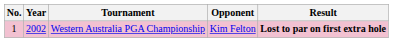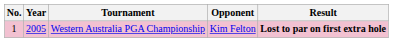(36, 29) 2002 -> (36, 29) 2005
